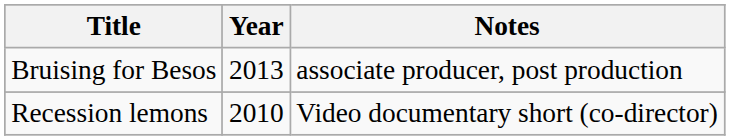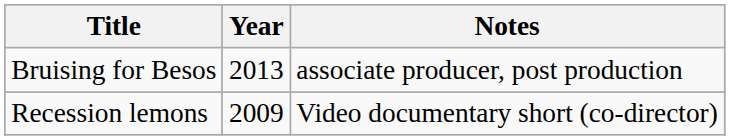(256, 112) 2010 -> (256, 112) 2009
